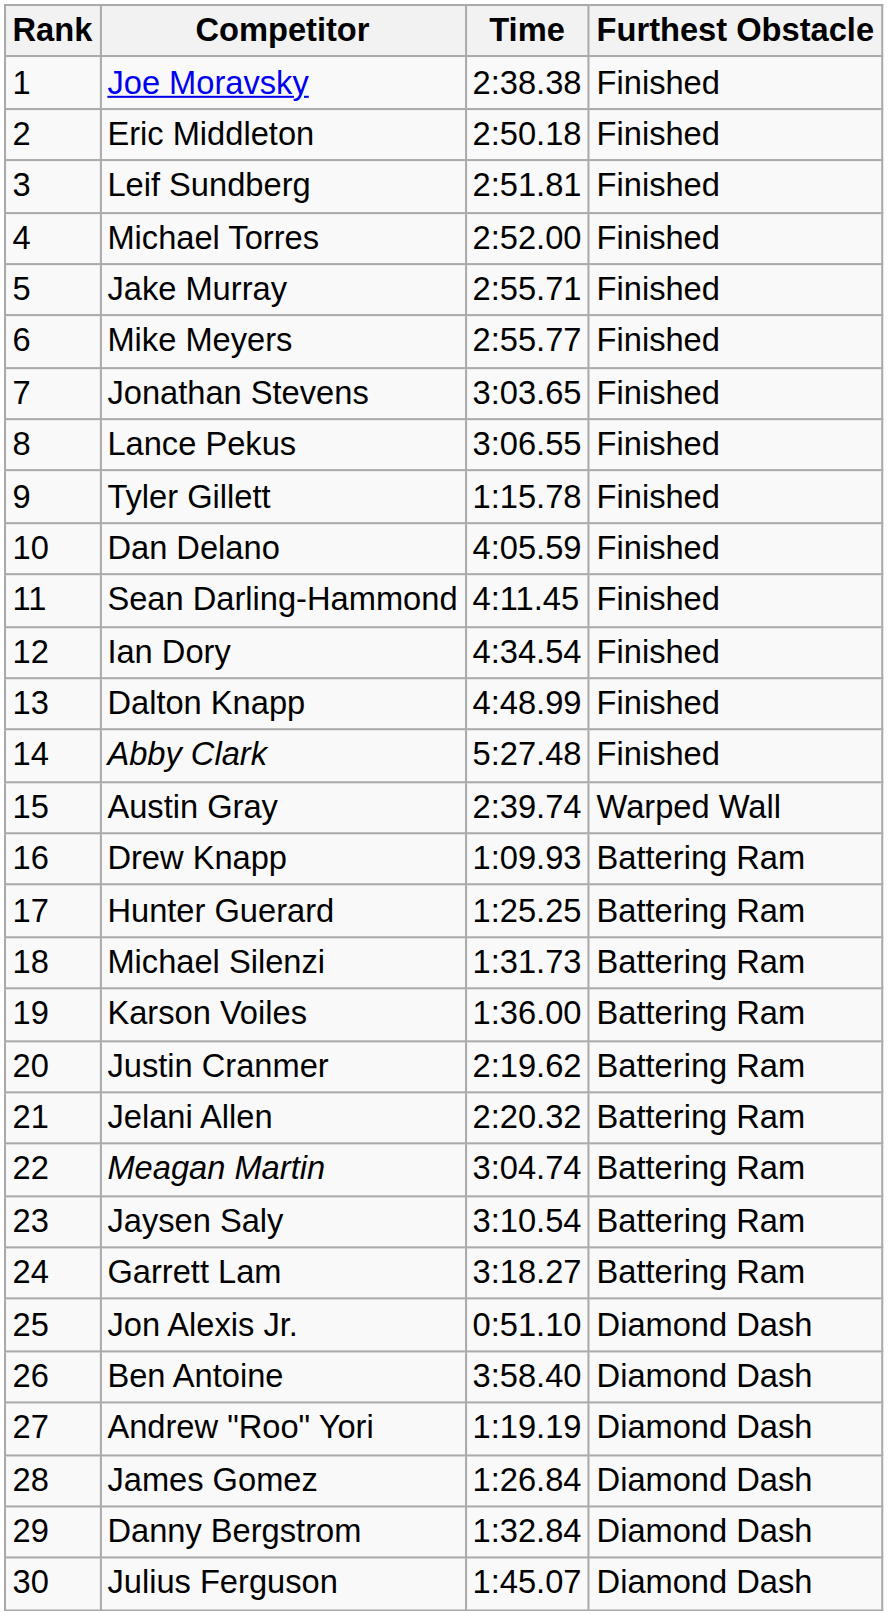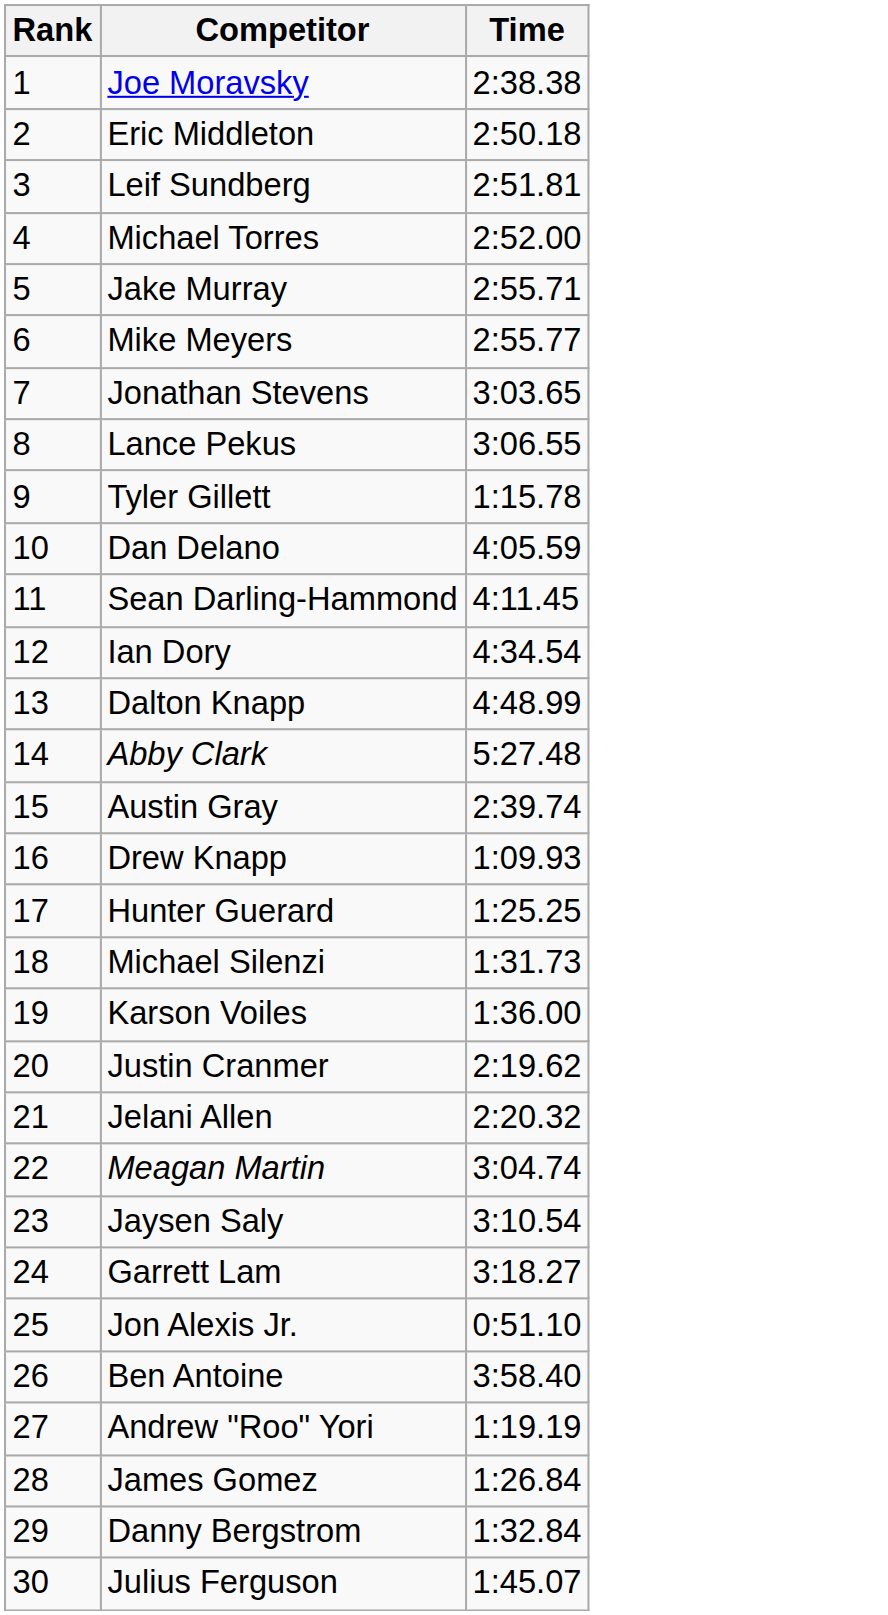- column: (735, 30)
